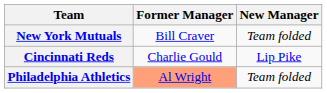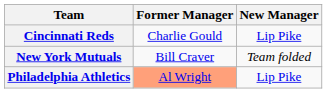rows swapped: (69, 56) <-> (69, 35)
(279, 77) Team folded -> (279, 77) Lip Pike
